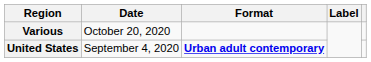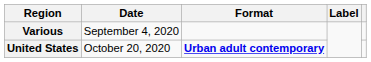(127, 31) October 20, 2020 -> (131, 31) September 4, 2020
(131, 48) September 4, 2020 -> (127, 48) October 20, 2020
